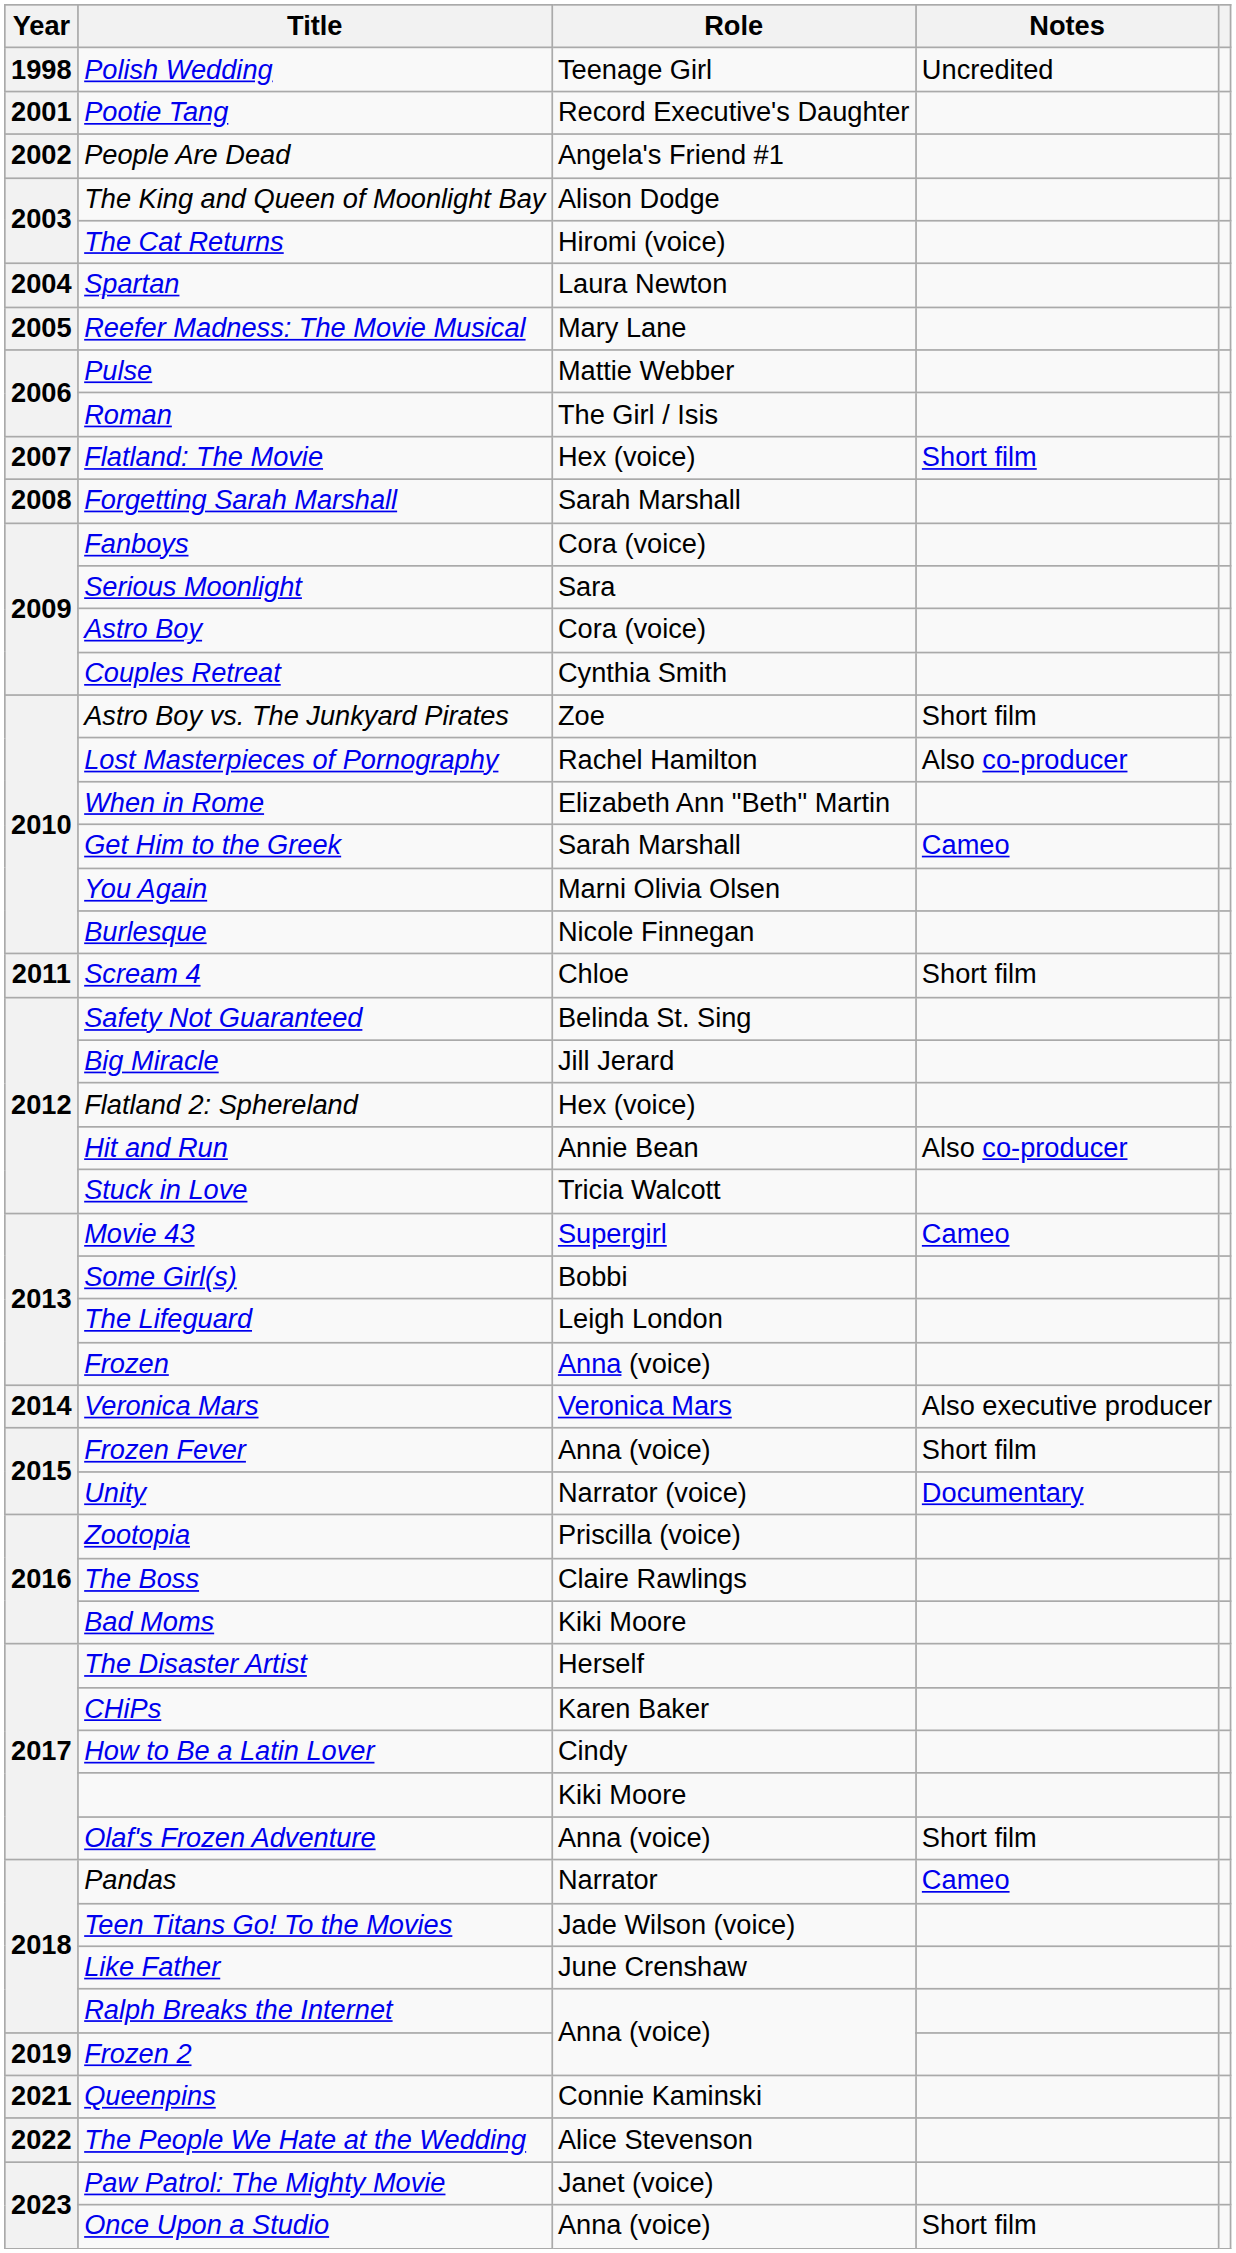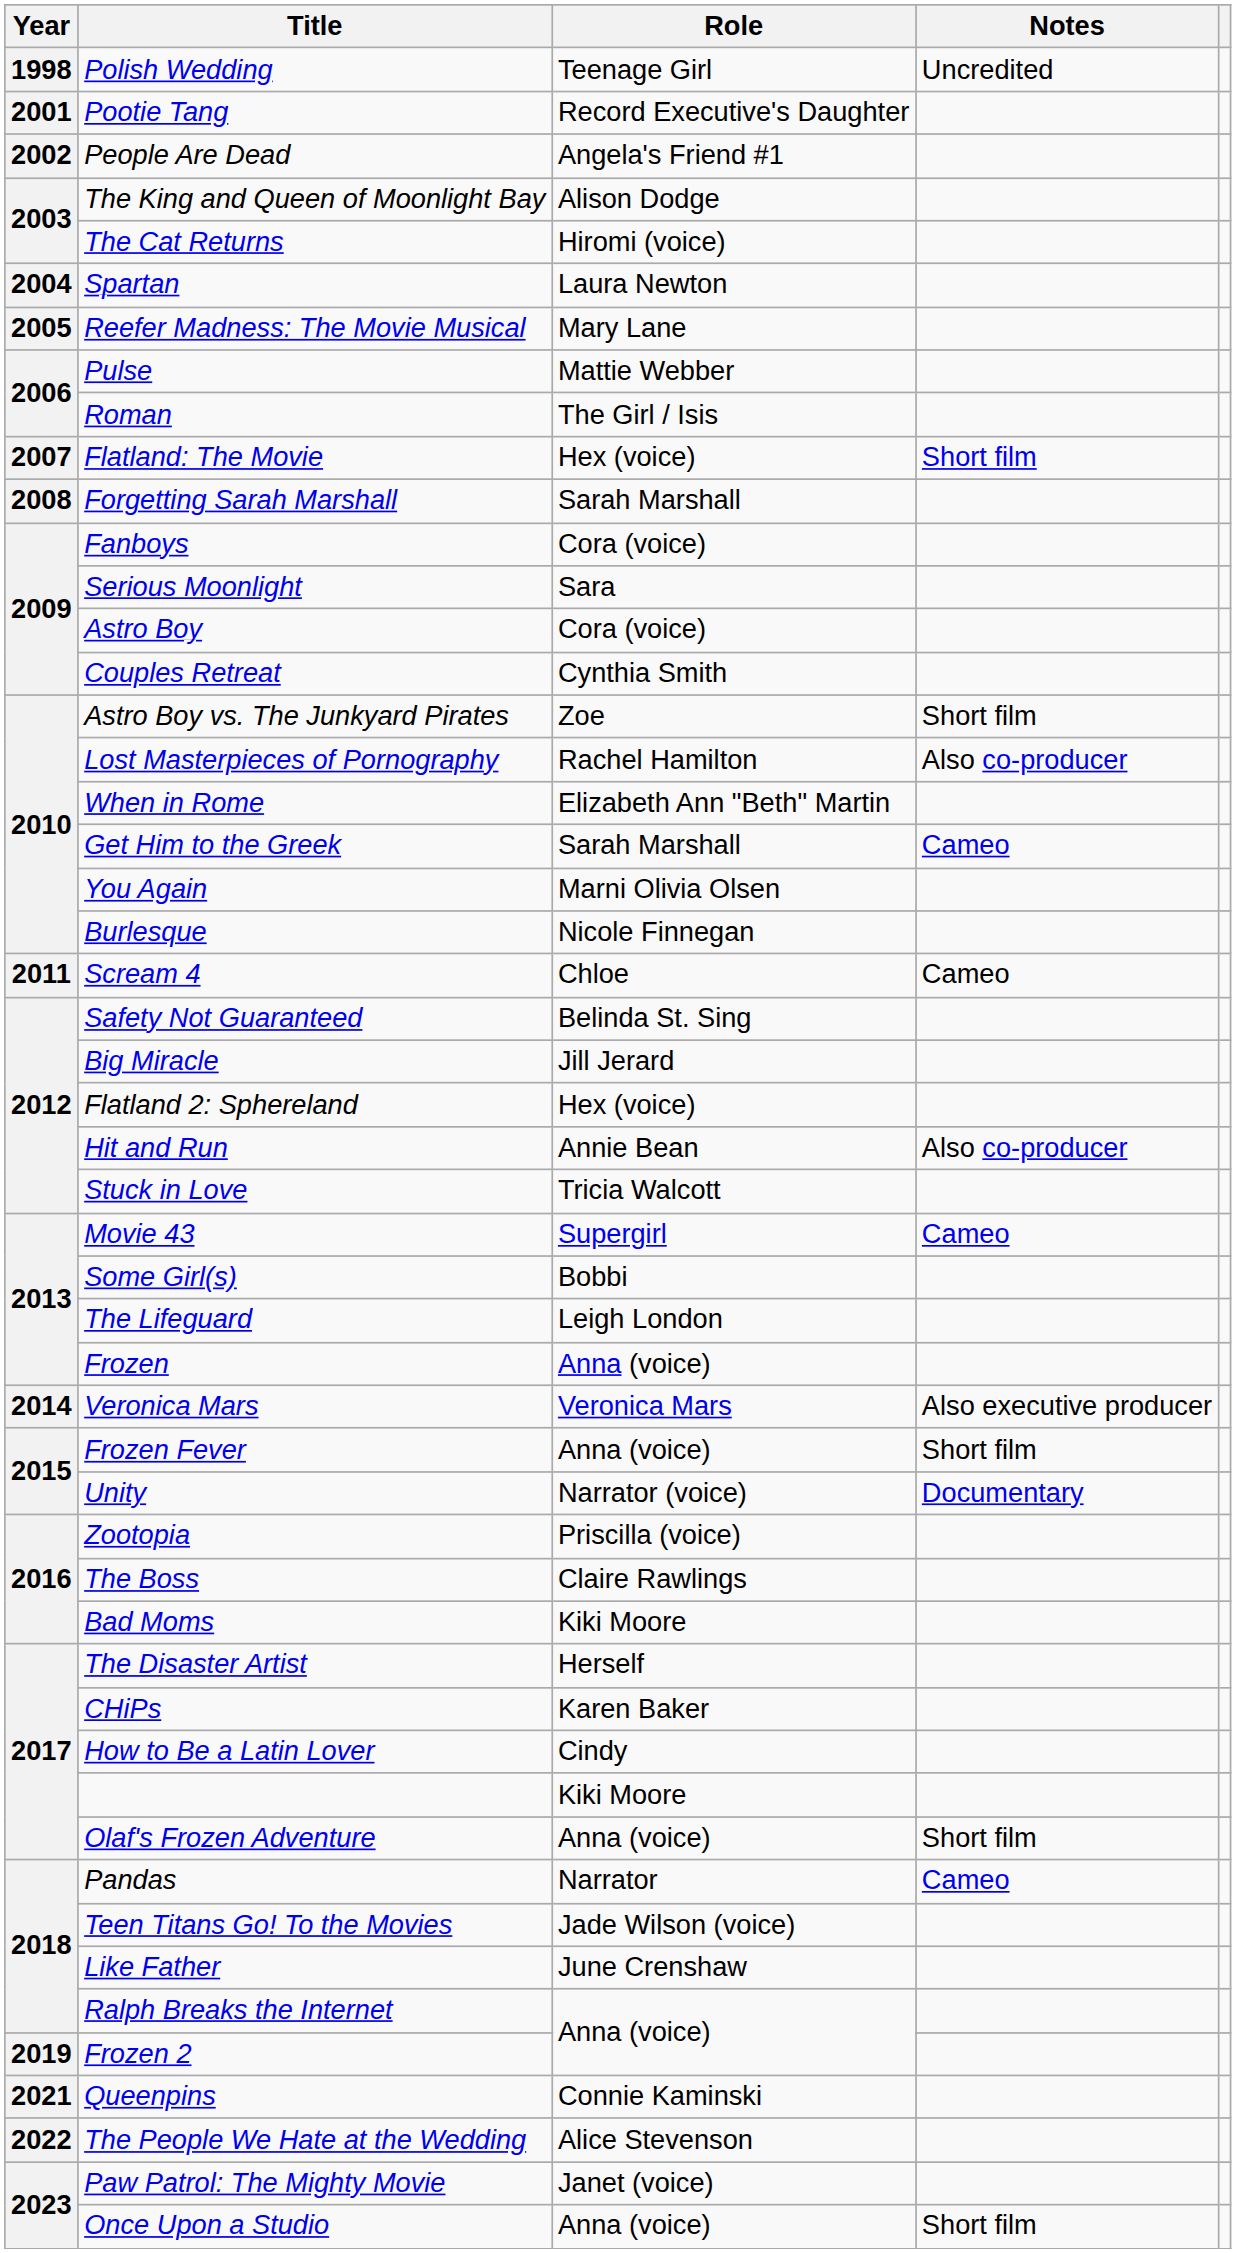(979, 975) Short film -> (966, 975) Cameo
